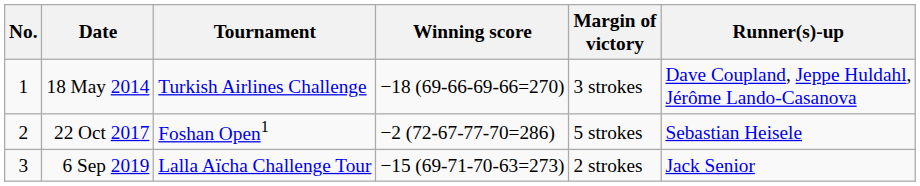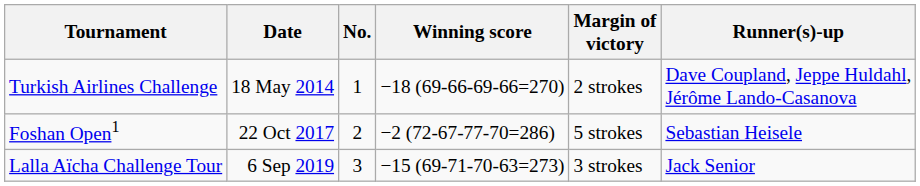columns swapped: (23, 32) <-> (265, 32)
(608, 86) 3 strokes -> (608, 86) 2 strokes
(608, 165) 2 strokes -> (608, 165) 3 strokes
